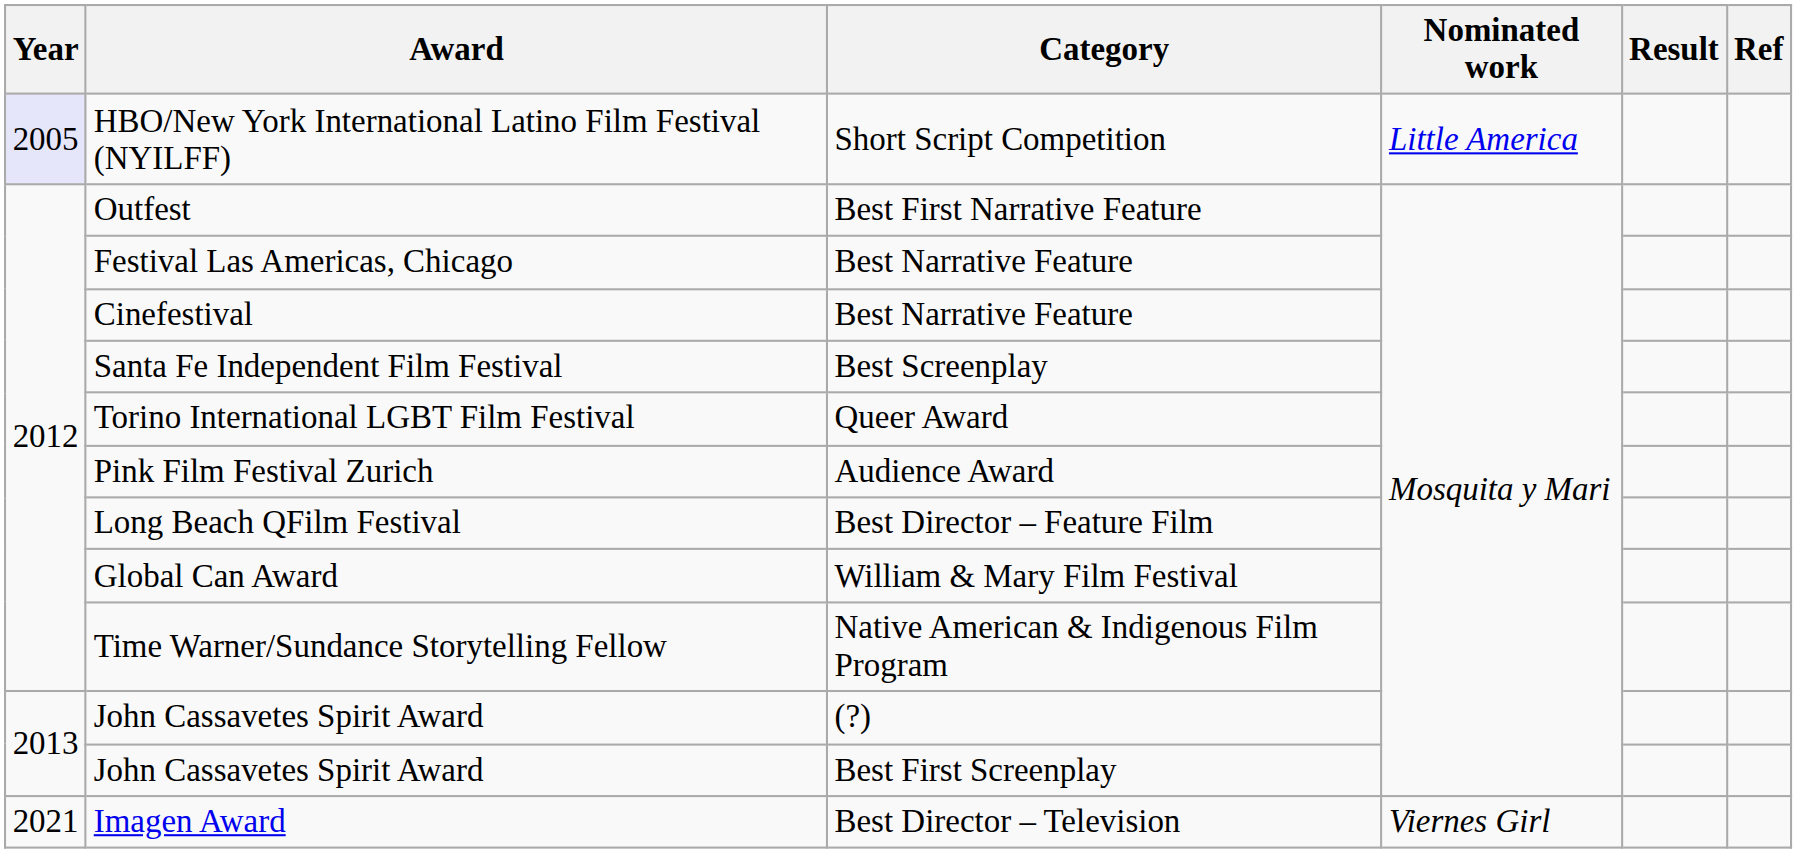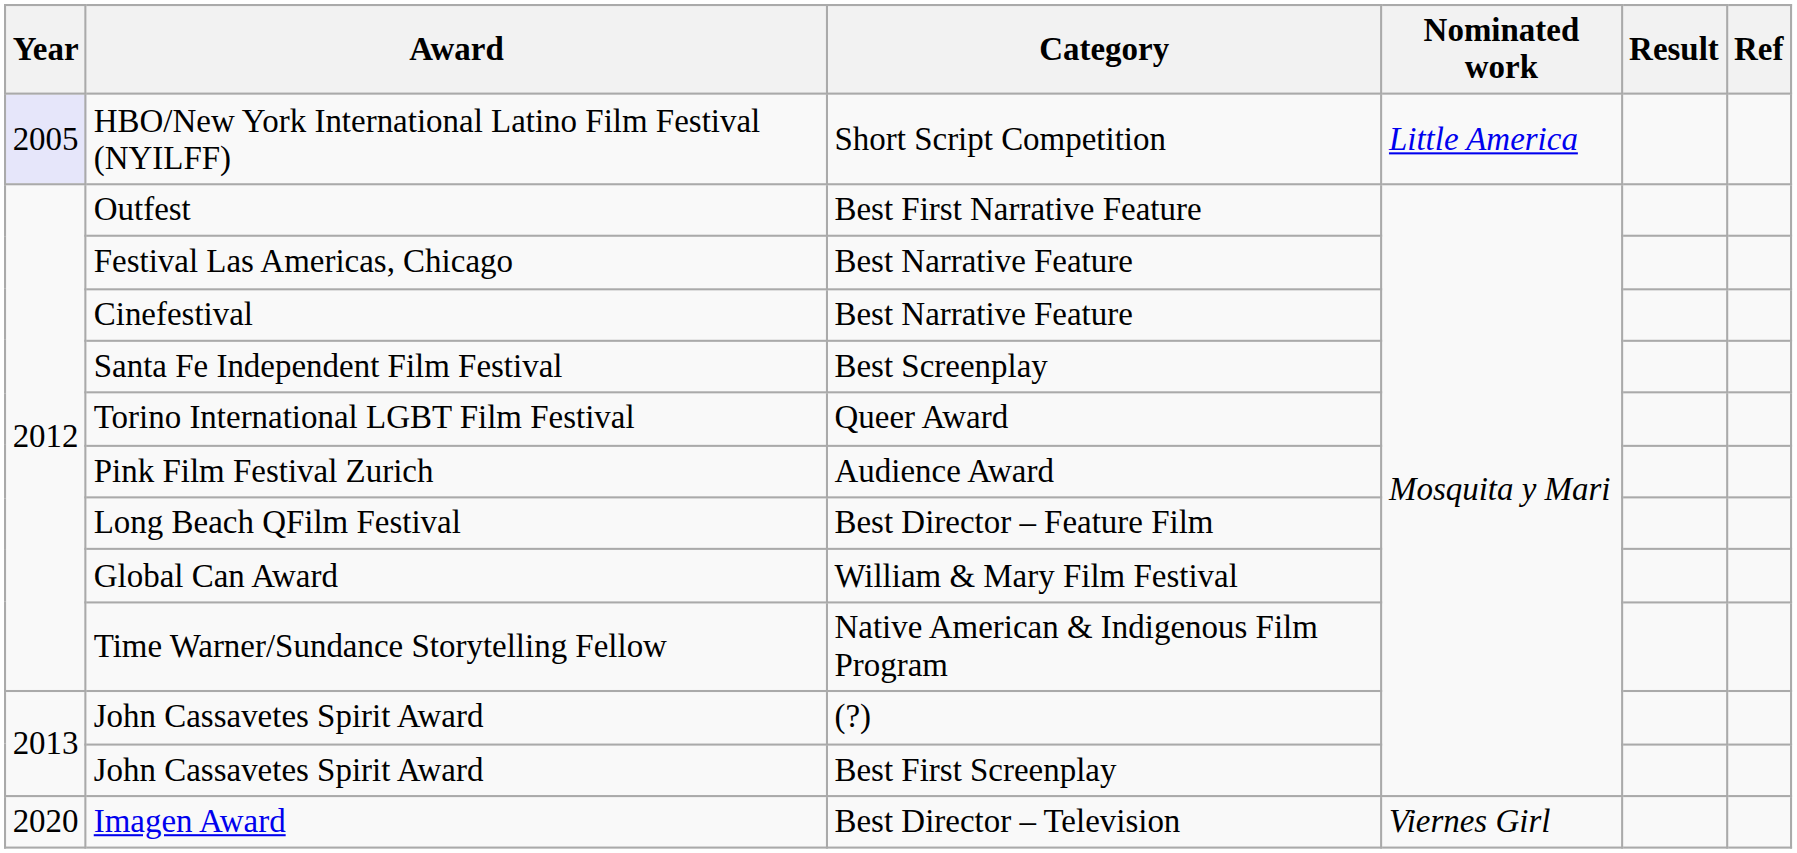(46, 821) 2021 -> (46, 821) 2020
